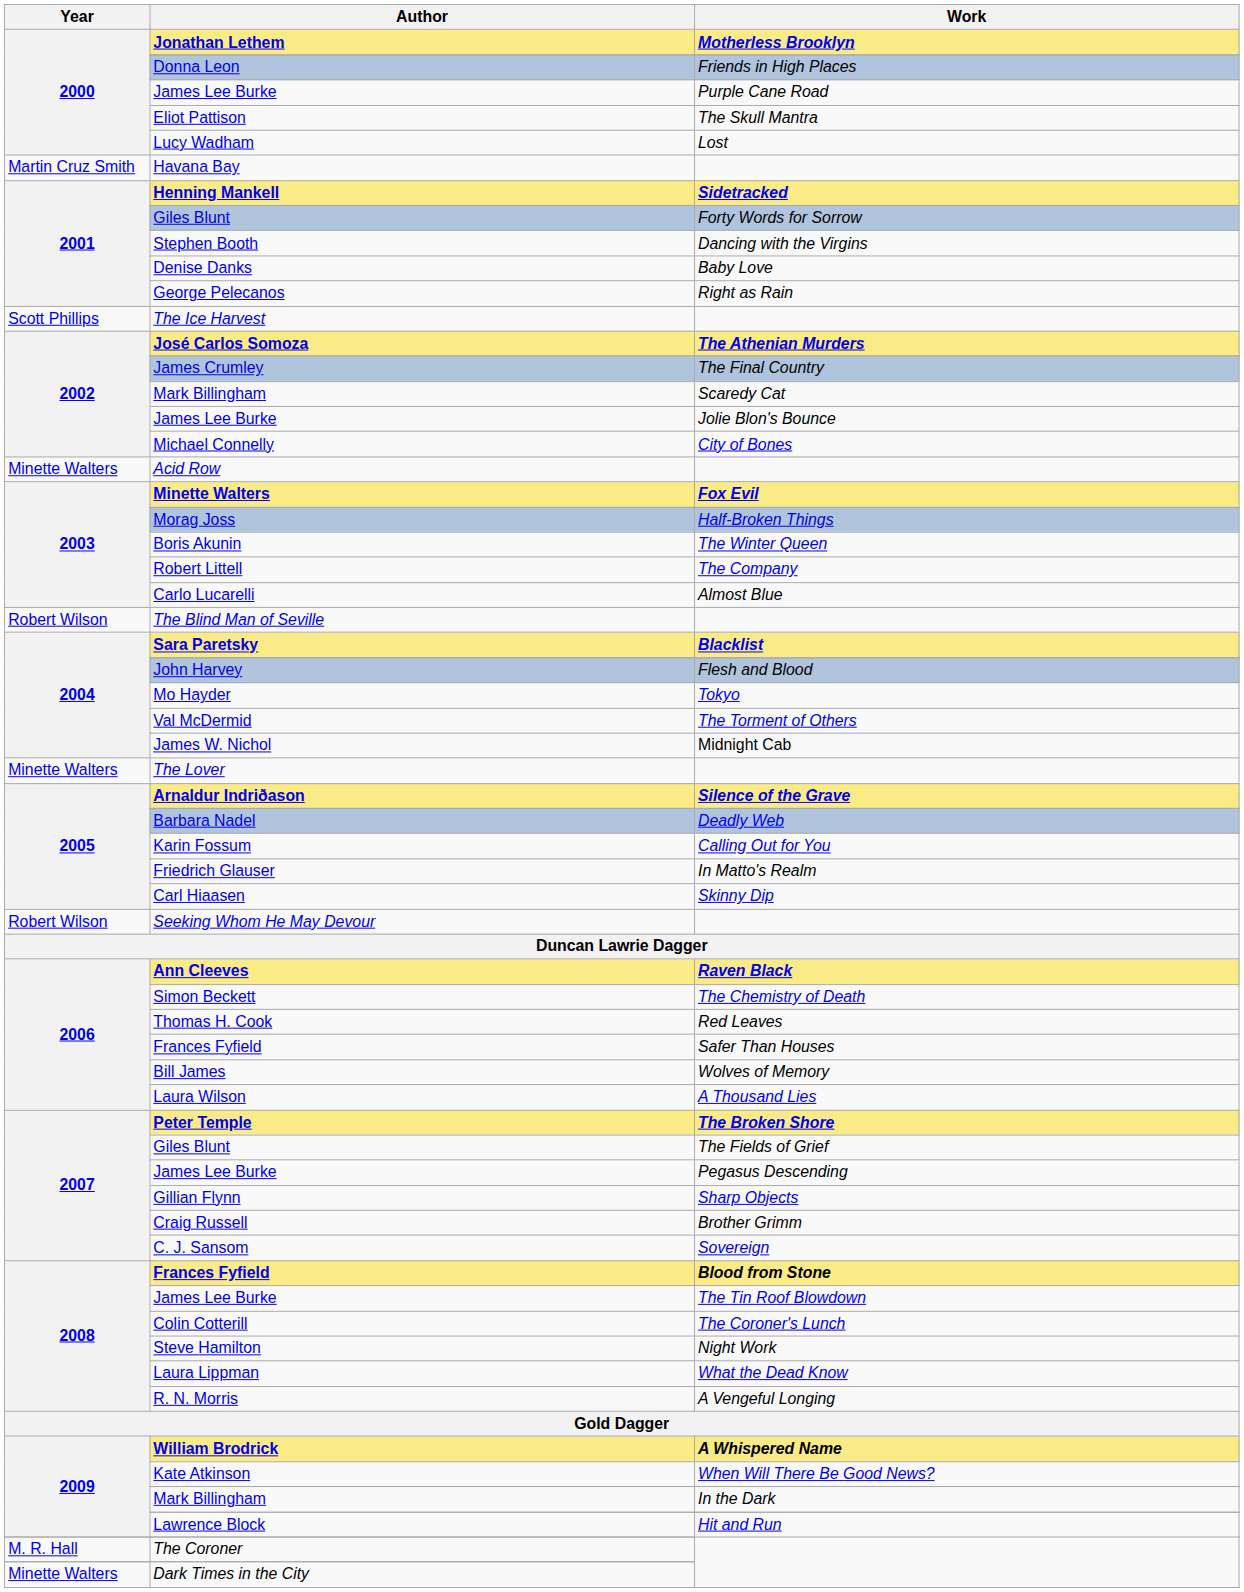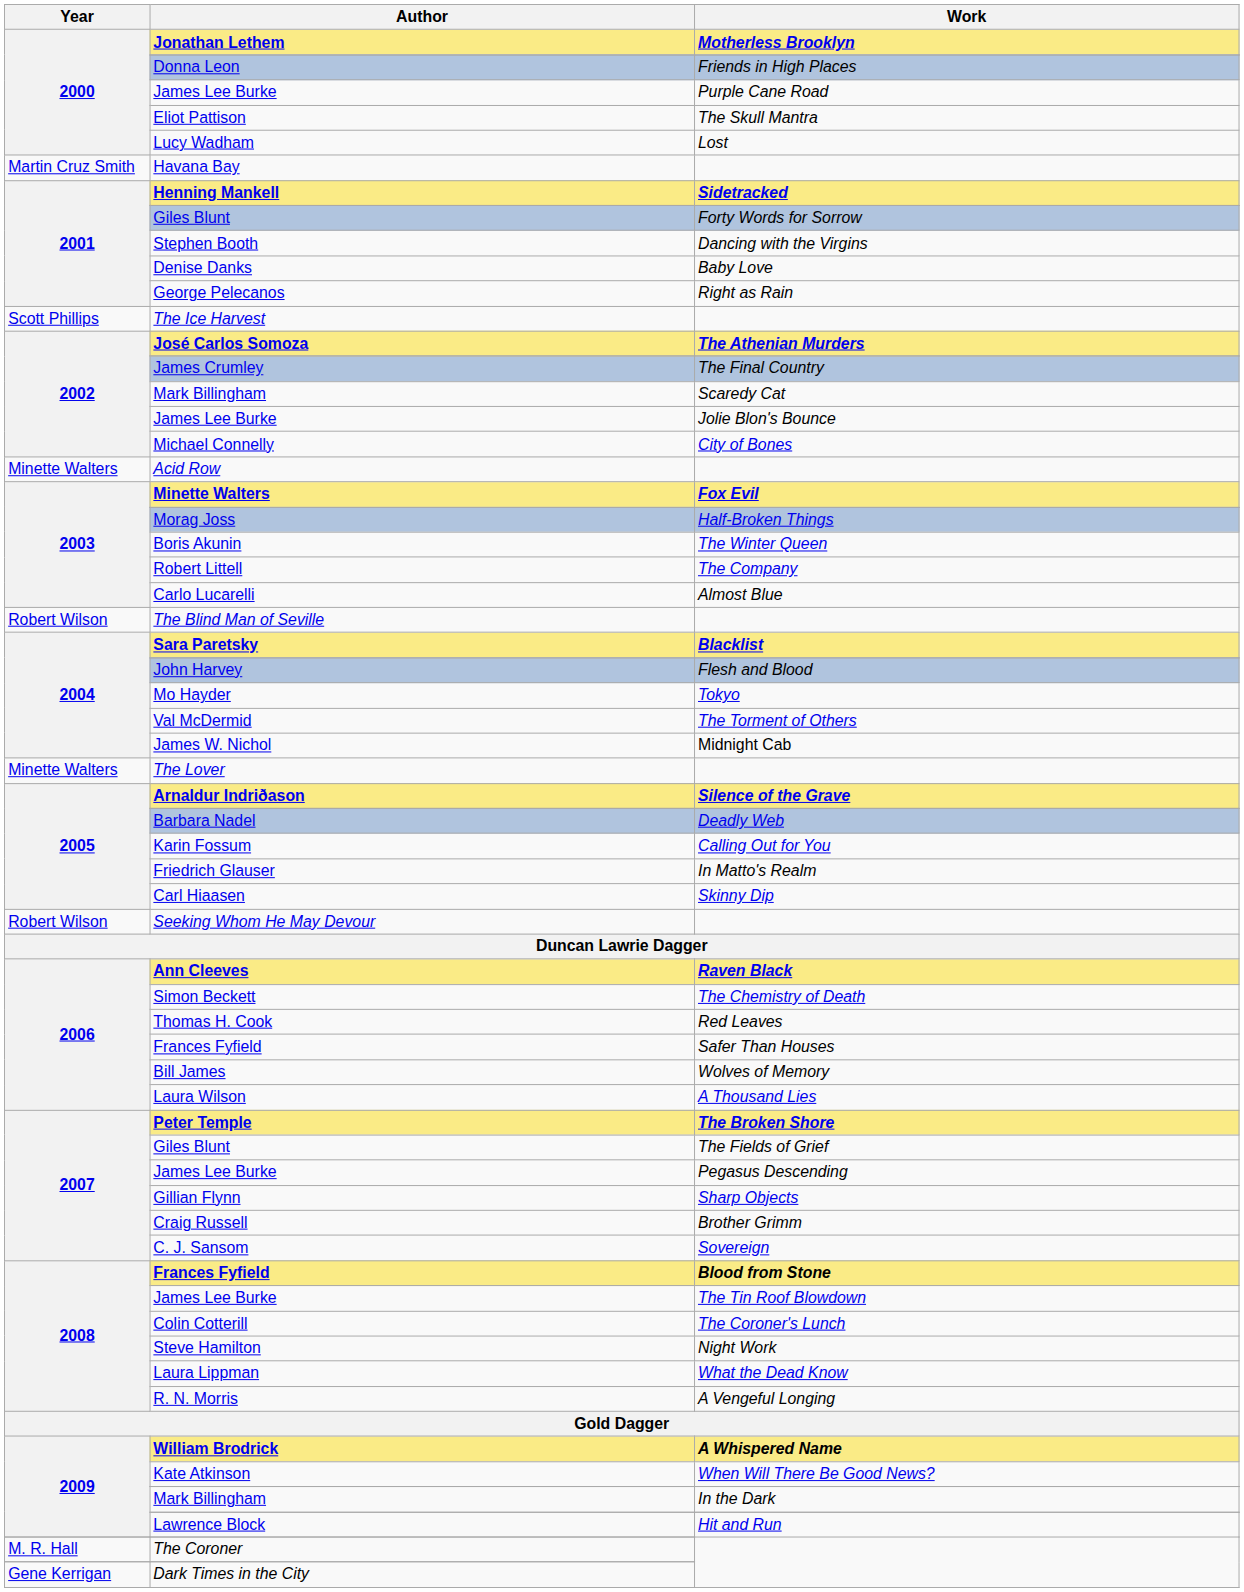(63, 1574) Minette Walters -> (60, 1574) Gene Kerrigan
